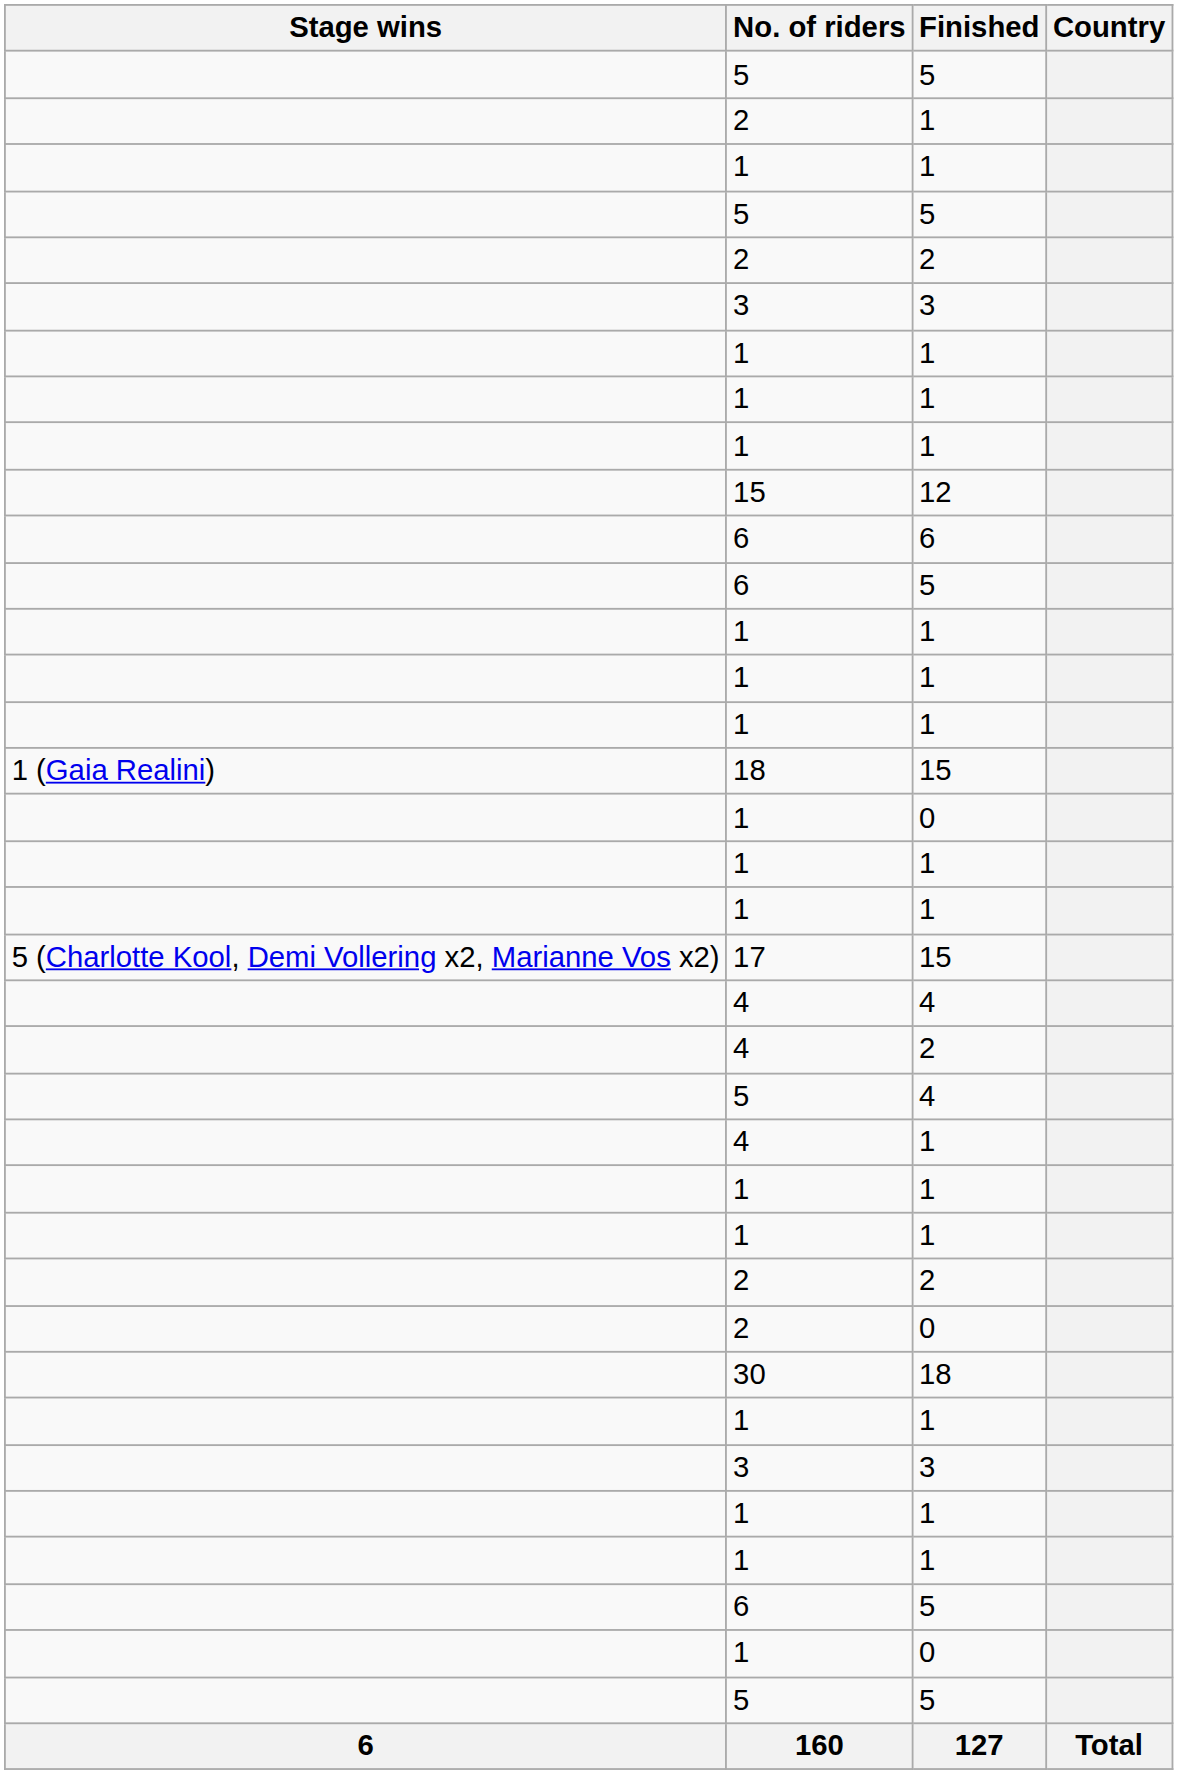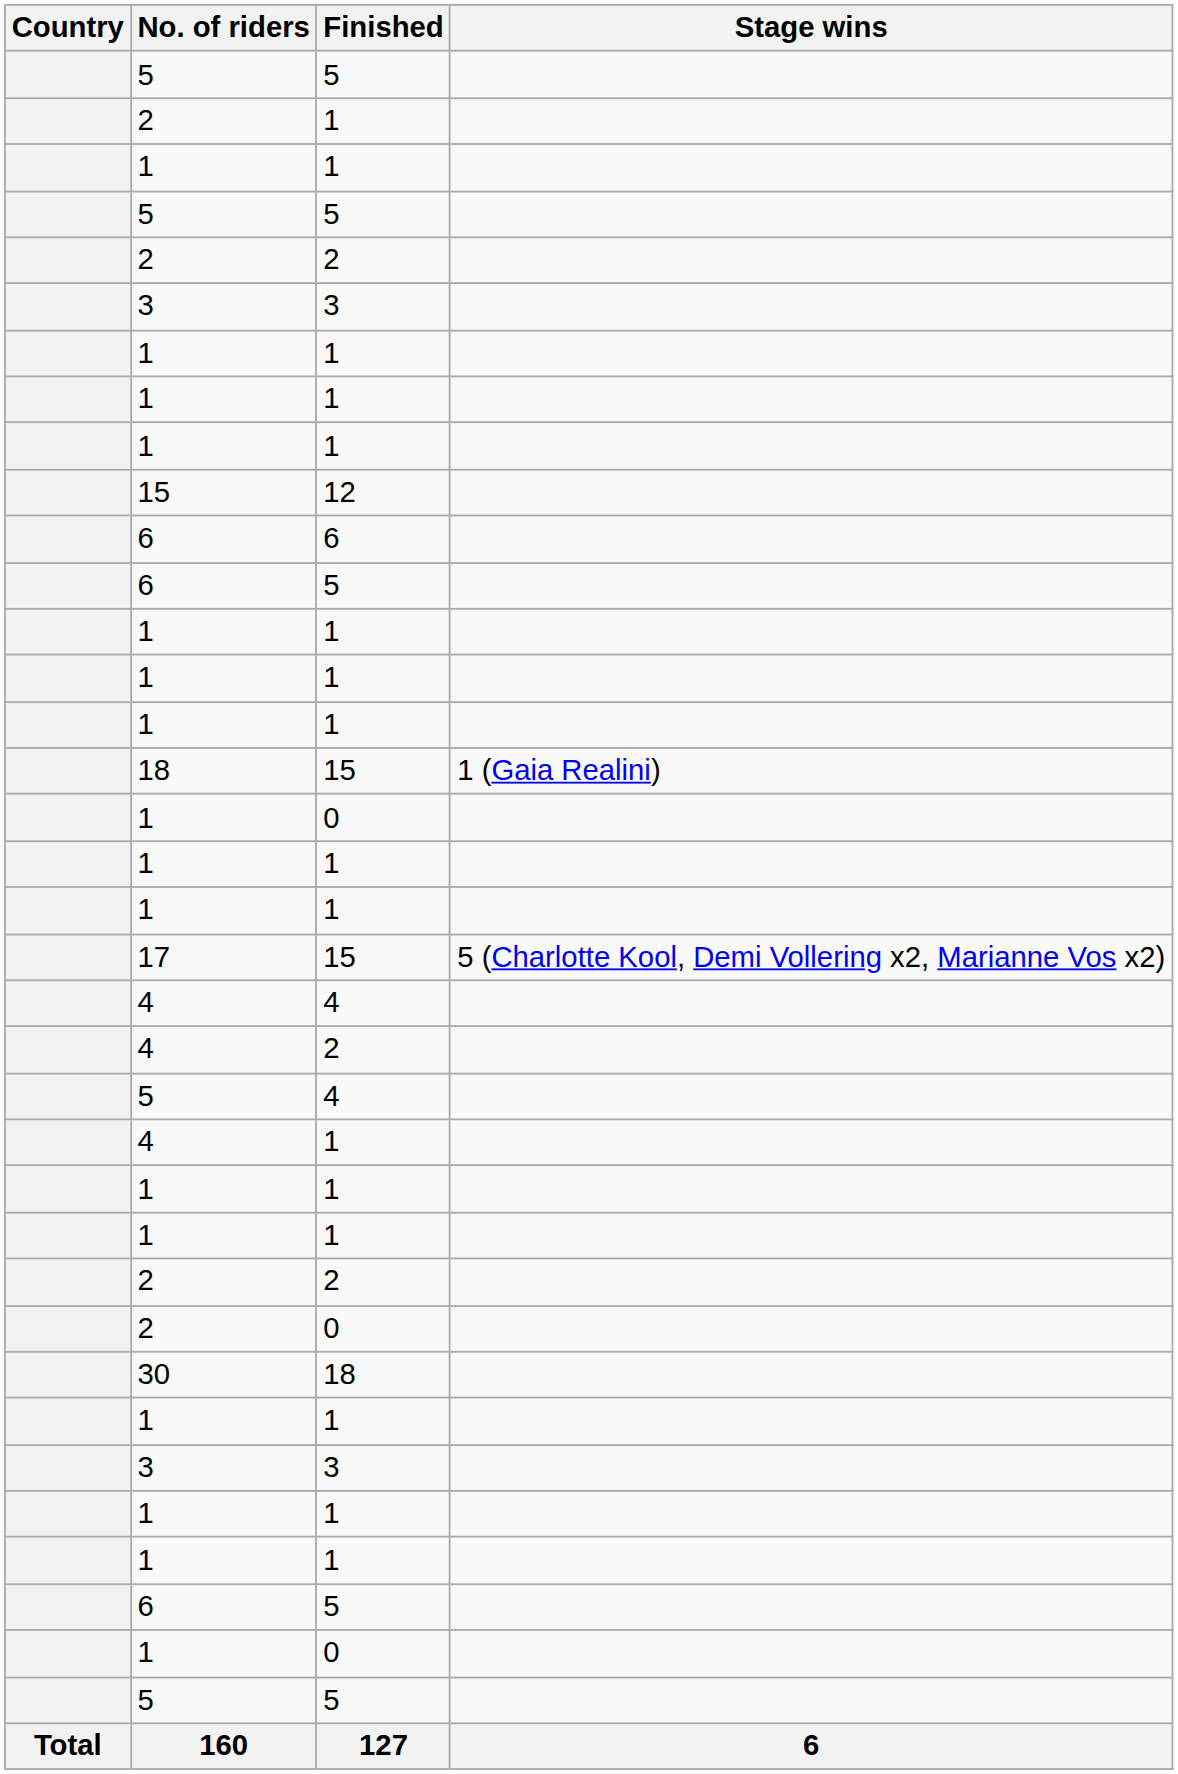columns swapped: (1109, 27) <-> (366, 27)
